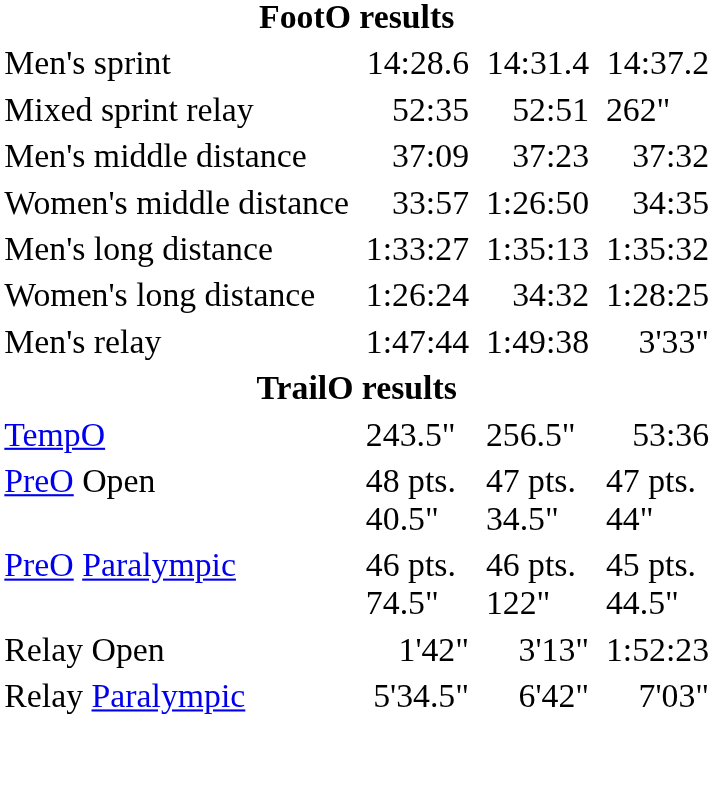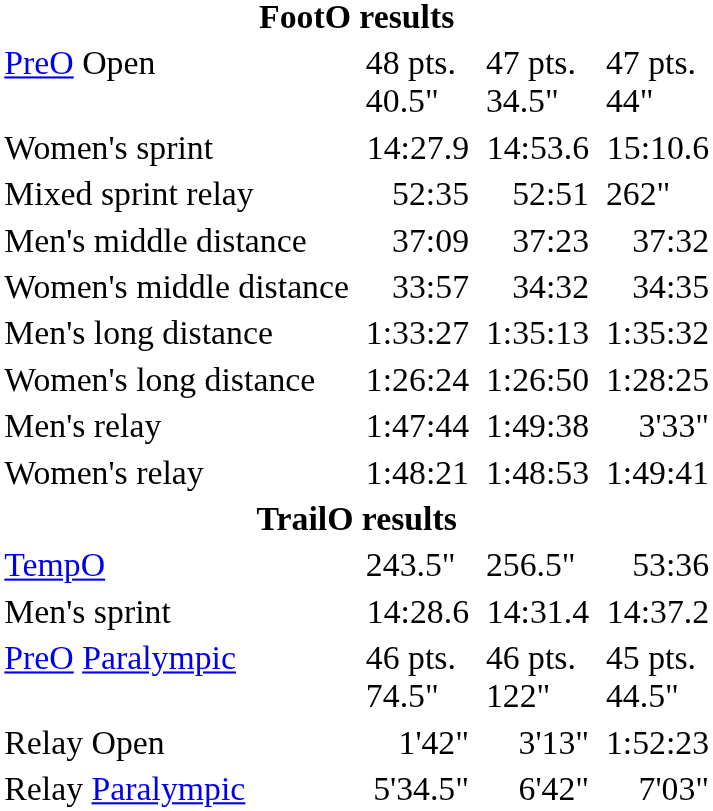rows swapped: (88, 63) <-> (80, 480)
+ row: (109, 147)
(537, 202) 1:26:50 -> (551, 286) 34:32
(551, 295) 34:32 -> (537, 379) 1:26:50
+ row: (104, 472)
